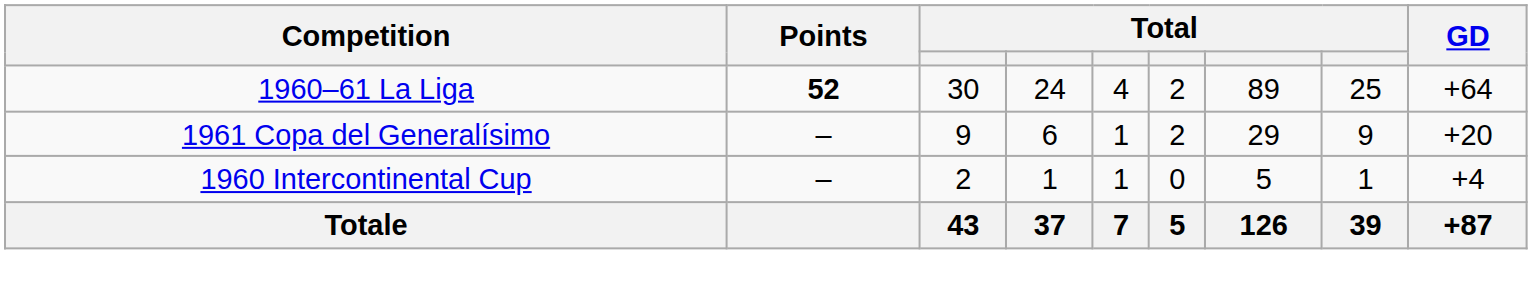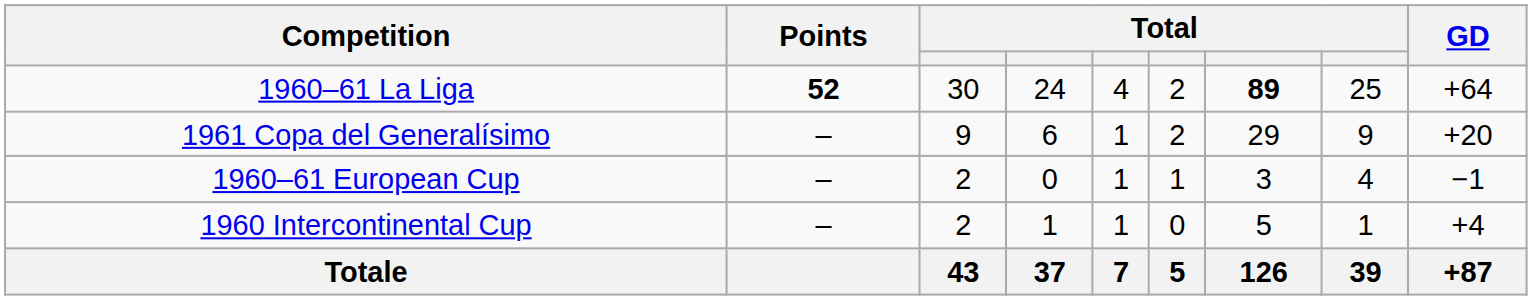(1264, 88) normal -> (1264, 88) bold
+ row: (366, 180)
